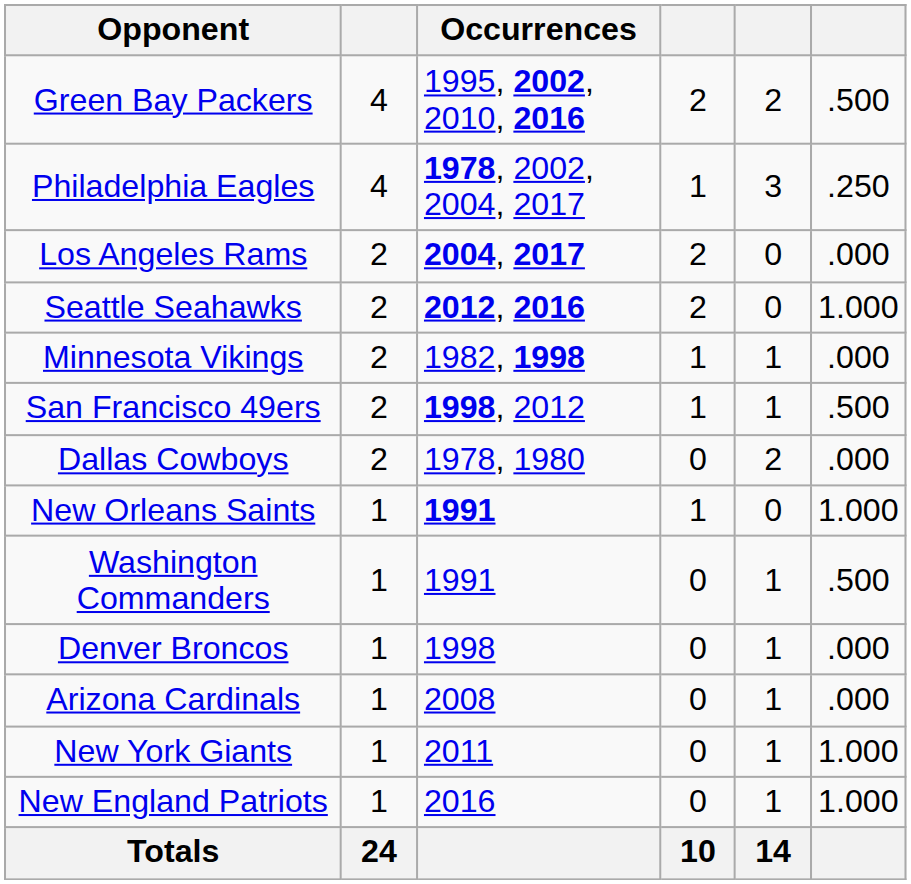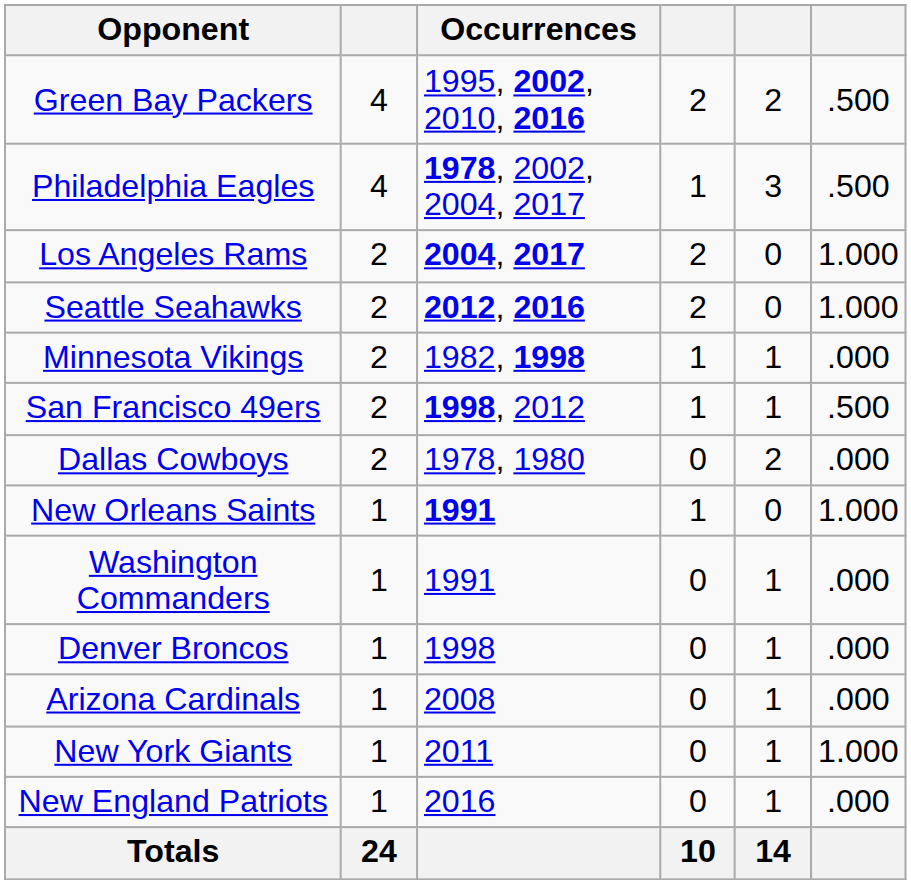(858, 186) .250 -> (858, 186) .500
(858, 255) .000 -> (858, 255) 1.000
(858, 579) .500 -> (858, 579) .000
(858, 801) 1.000 -> (858, 801) .000
